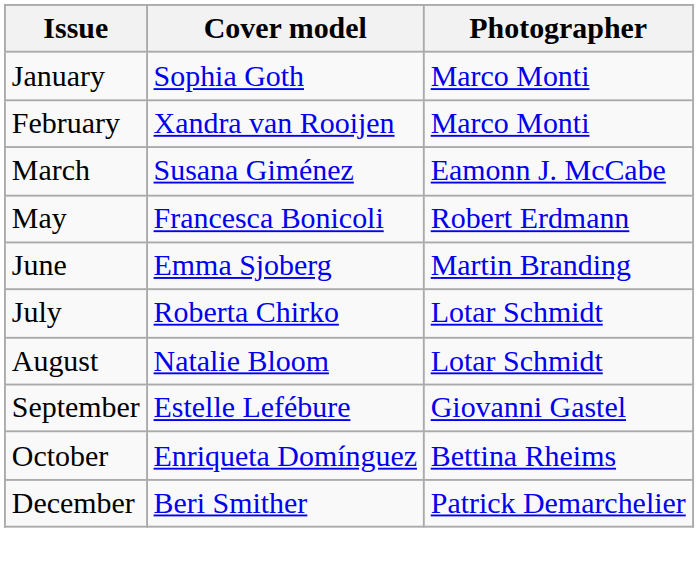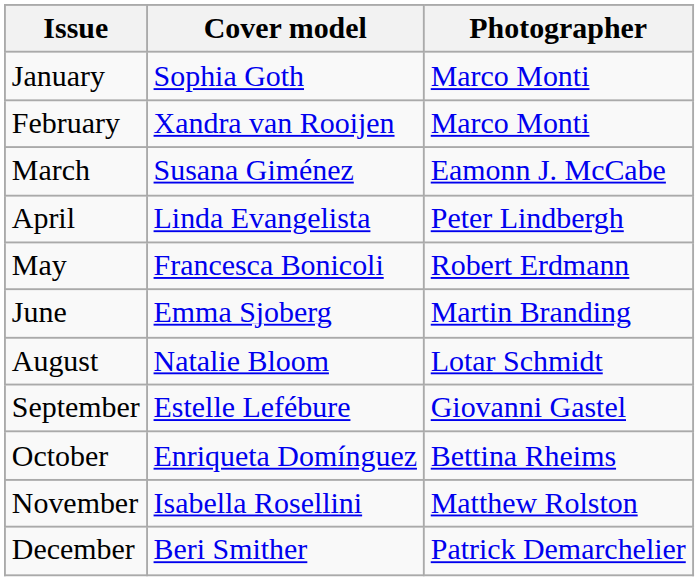+ row: (43, 218)
- row: (37, 312)
+ row: (75, 502)
